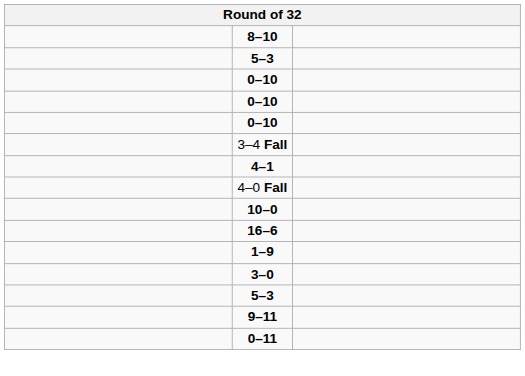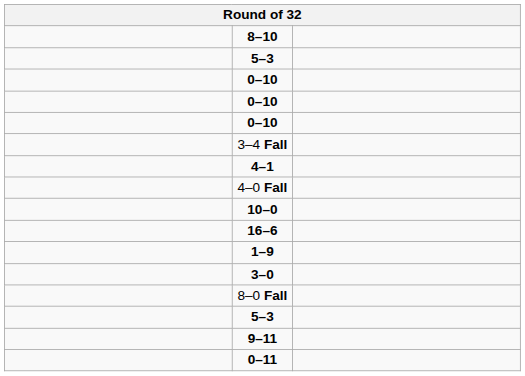+ row: (118, 296)
